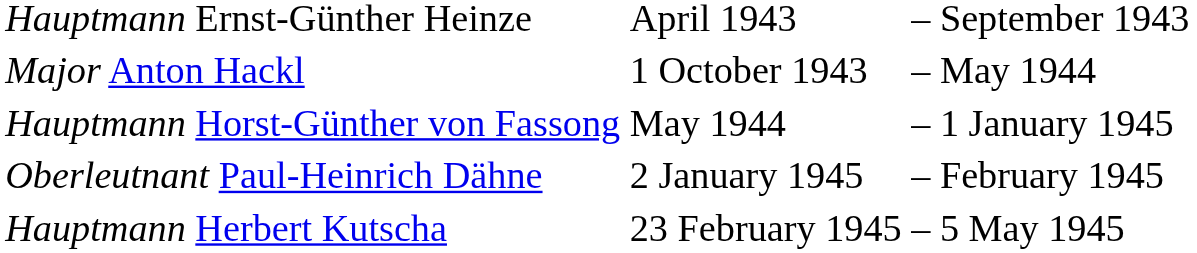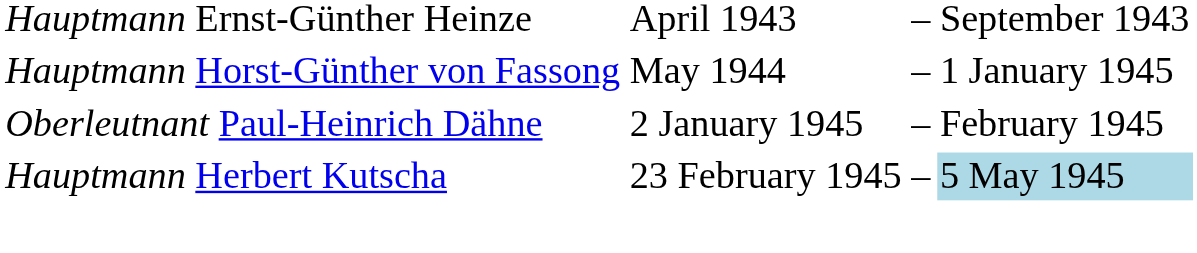- row: (155, 70)
(1032, 228) no background -> (1032, 175) lightblue background
